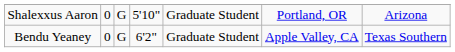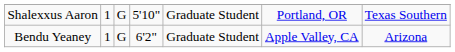(107, 15) 0 -> (107, 15) 1
(406, 15) Arizona -> (406, 15) Texas Southern
(107, 36) 0 -> (107, 36) 1
(406, 36) Texas Southern -> (406, 36) Arizona
